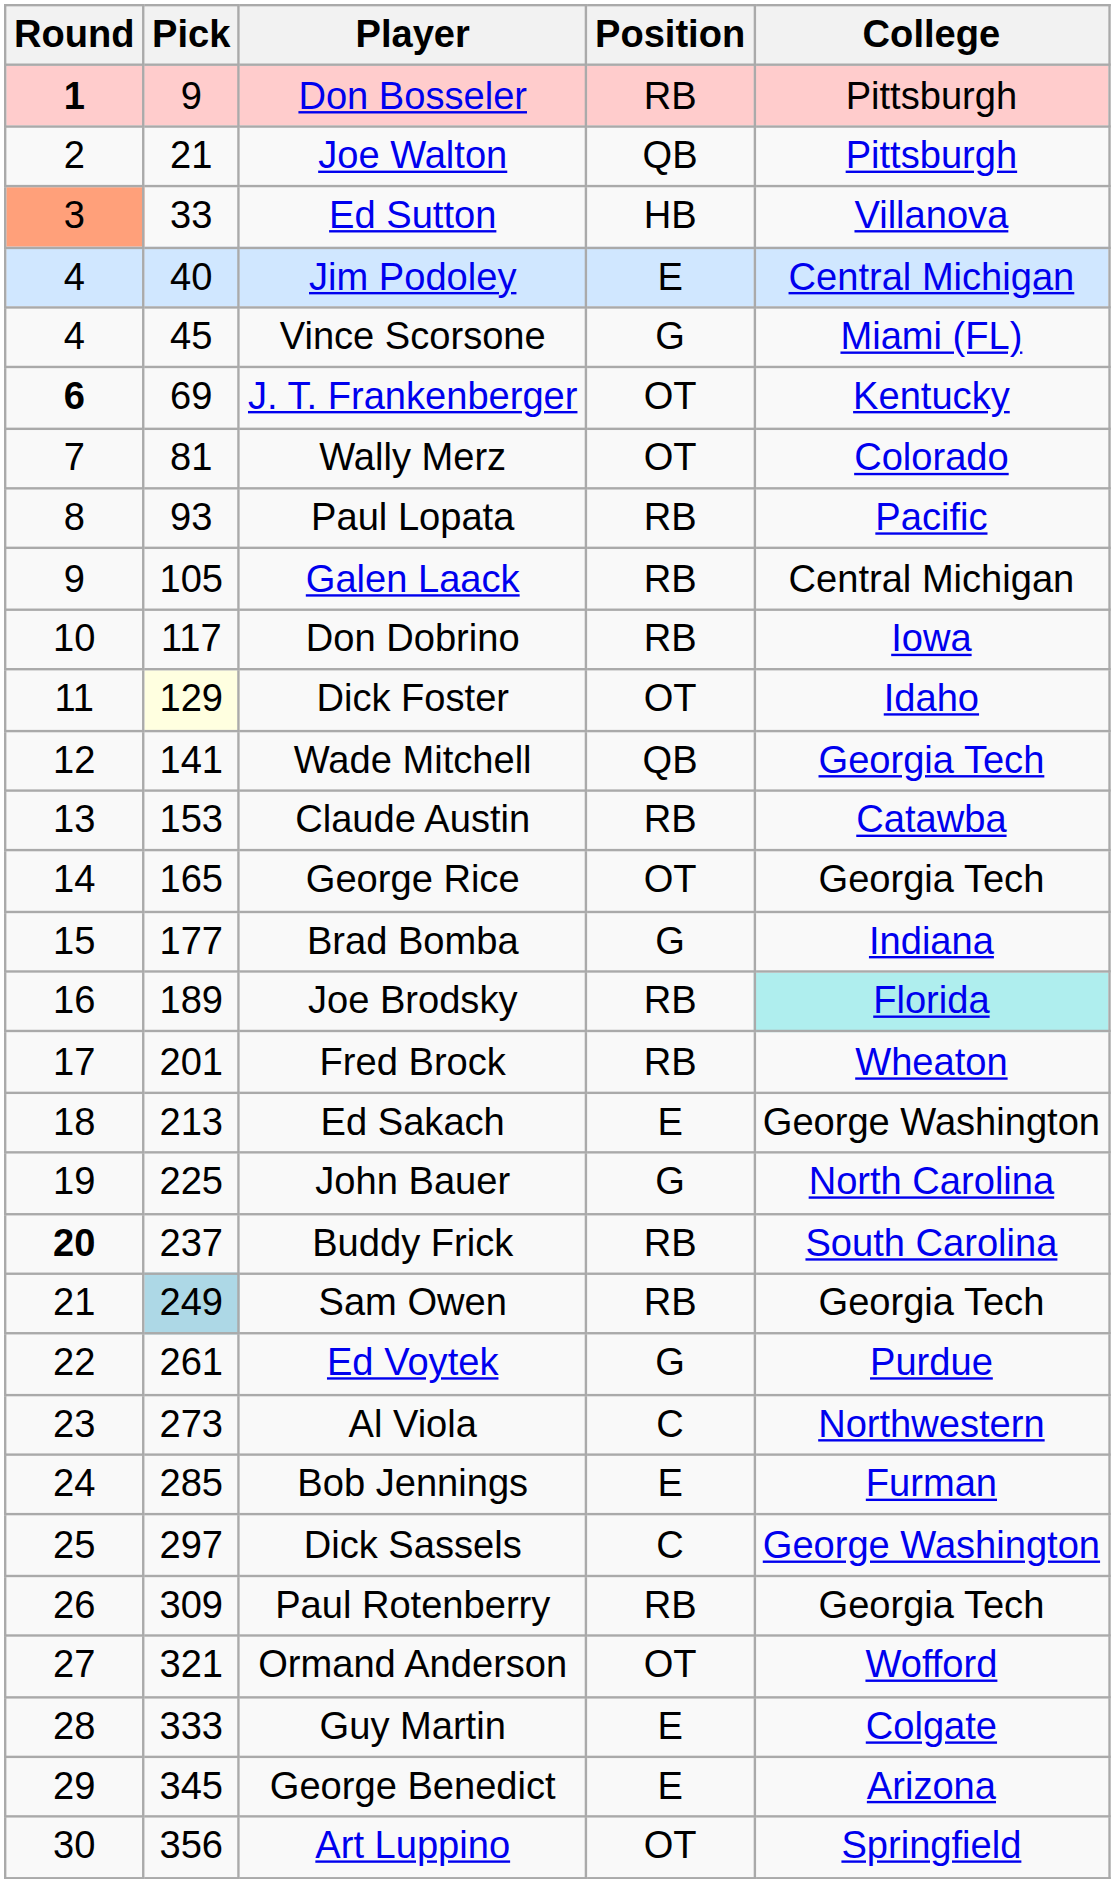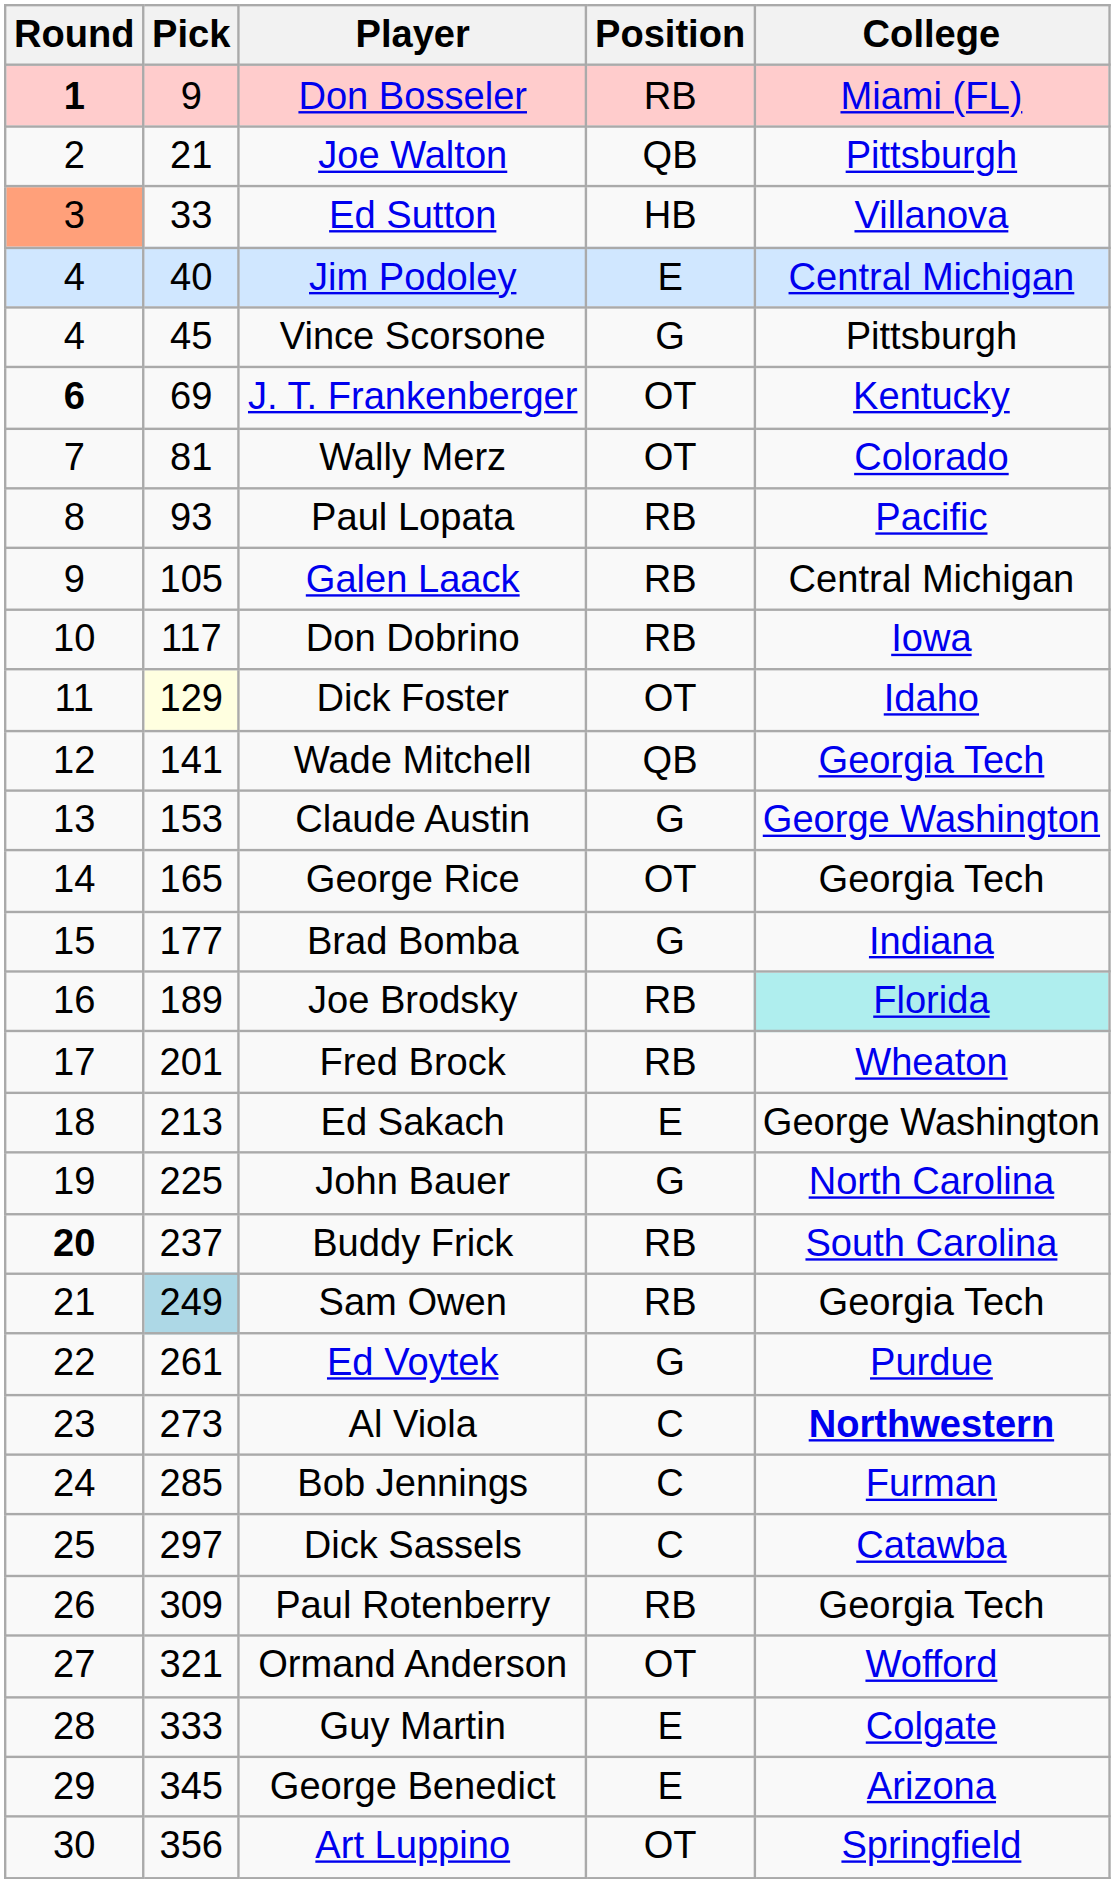(931, 95) Pittsburgh -> (931, 95) Miami (FL)
(931, 336) Miami (FL) -> (931, 336) Pittsburgh
(670, 819) RB -> (670, 819) G
(931, 819) Catawba -> (931, 819) George Washington
(931, 1423) normal -> (931, 1423) bold
(670, 1484) E -> (670, 1484) C
(931, 1544) George Washington -> (931, 1544) Catawba
